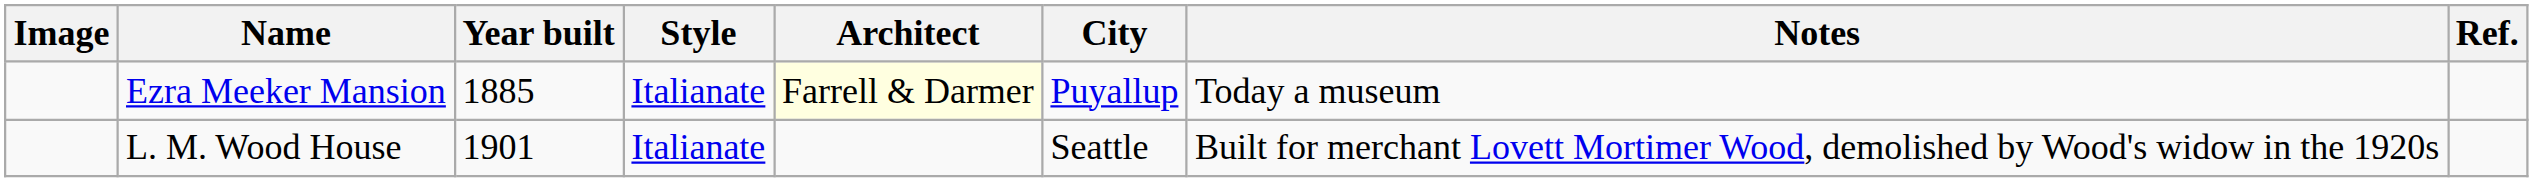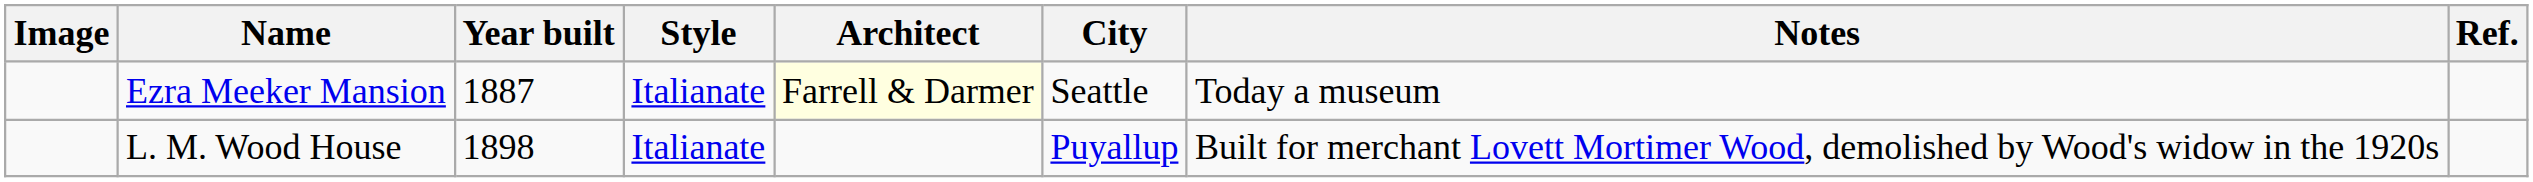(498, 90) 1885 -> (498, 90) 1887
(1114, 90) Puyallup -> (1099, 90) Seattle
(498, 147) 1901 -> (498, 147) 1898
(1099, 147) Seattle -> (1114, 147) Puyallup
